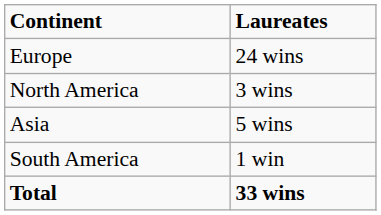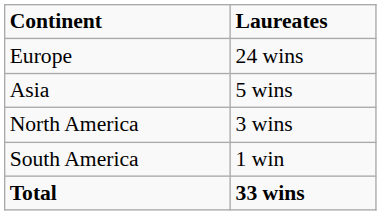rows swapped: (29, 124) <-> (74, 90)
